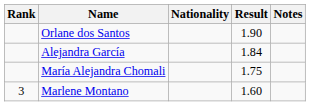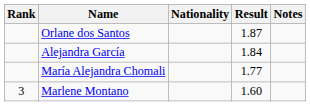(251, 33) 1.90 -> (251, 33) 1.87
(251, 71) 1.75 -> (251, 71) 1.77
